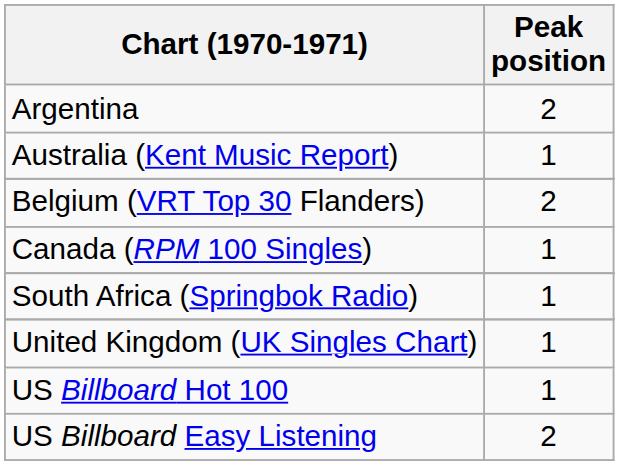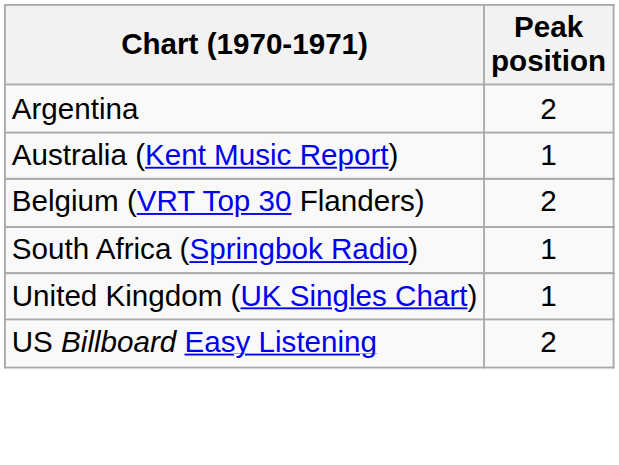- row: (192, 249)
- row: (150, 389)
